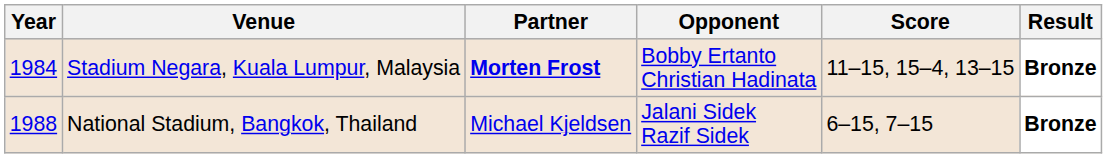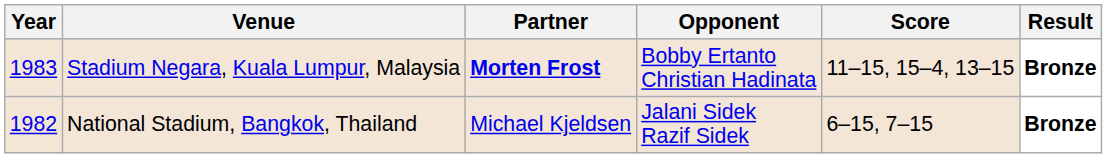(33, 67) 1984 -> (33, 67) 1983
(33, 125) 1988 -> (33, 125) 1982
